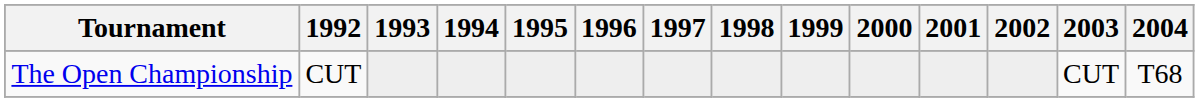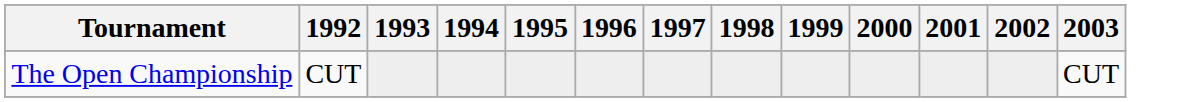- column: (1160, 27)
